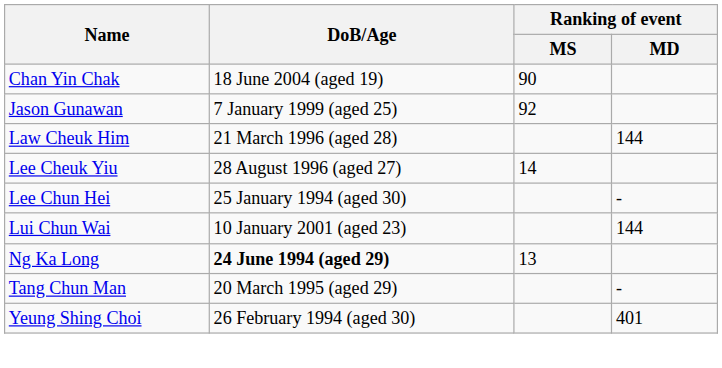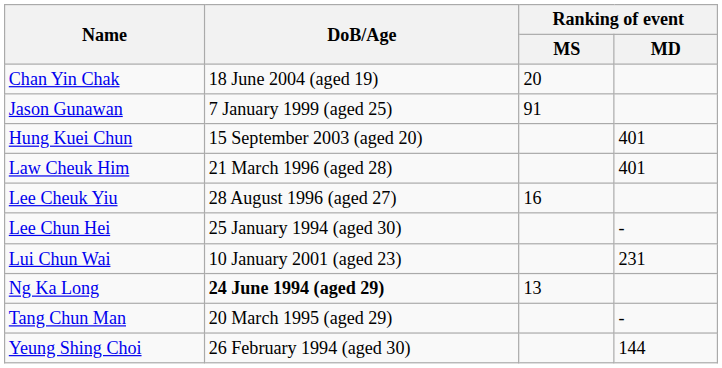(528, 79) 90 -> (532, 79) 20
(528, 109) 92 -> (532, 109) 91
+ row: (71, 138)
(629, 138) 144 -> (632, 168) 401
(528, 168) 14 -> (532, 198) 16
(629, 228) 144 -> (632, 258) 231
(629, 317) 401 -> (632, 347) 144
